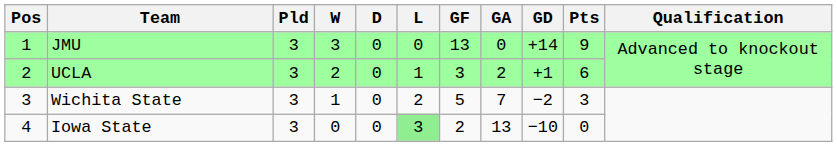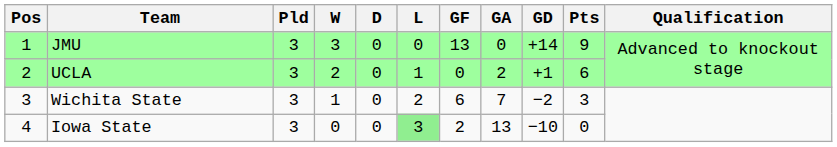(460, 73) 3 -> (460, 73) 0
(460, 100) 5 -> (460, 100) 6
